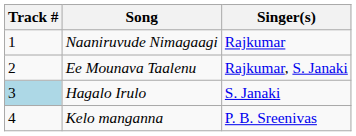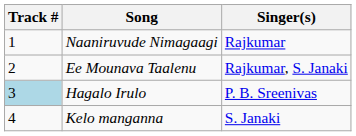(253, 93) S. Janaki -> (271, 93) P. B. Sreenivas
(271, 118) P. B. Sreenivas -> (253, 118) S. Janaki
